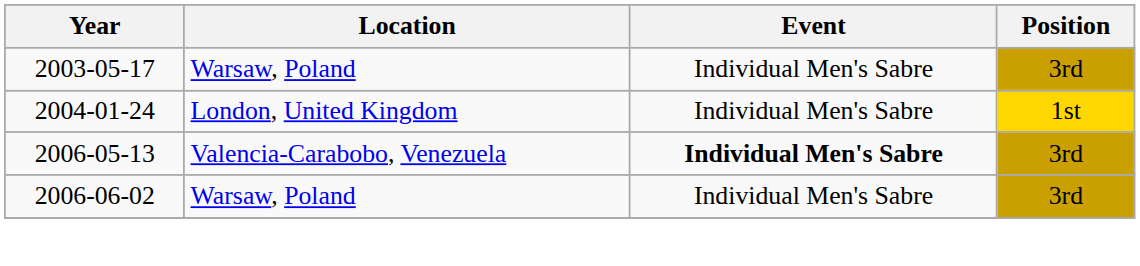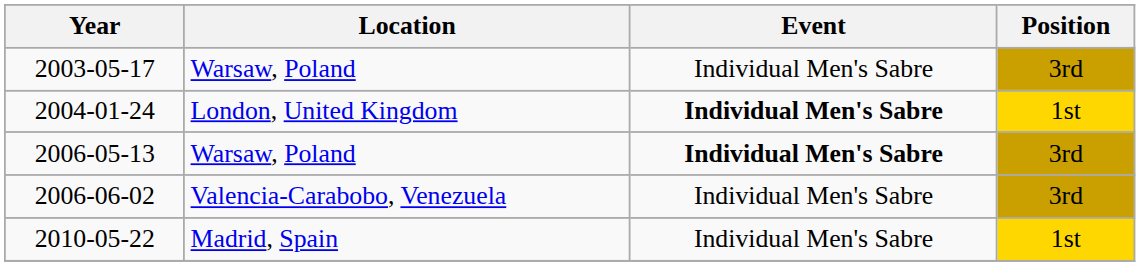(814, 111) normal -> (814, 111) bold
(348, 153) Valencia-Carabobo, Venezuela -> (273, 153) Warsaw, Poland
(273, 196) Warsaw, Poland -> (348, 196) Valencia-Carabobo, Venezuela
+ row: (95, 238)
